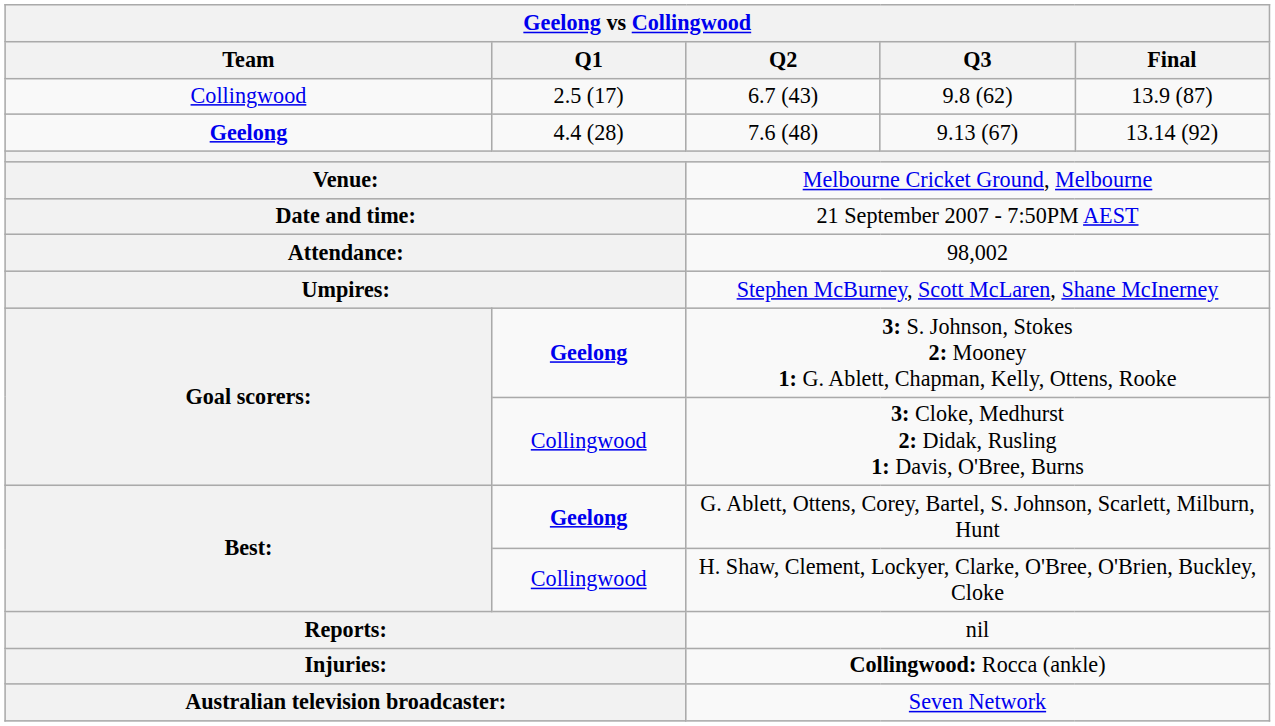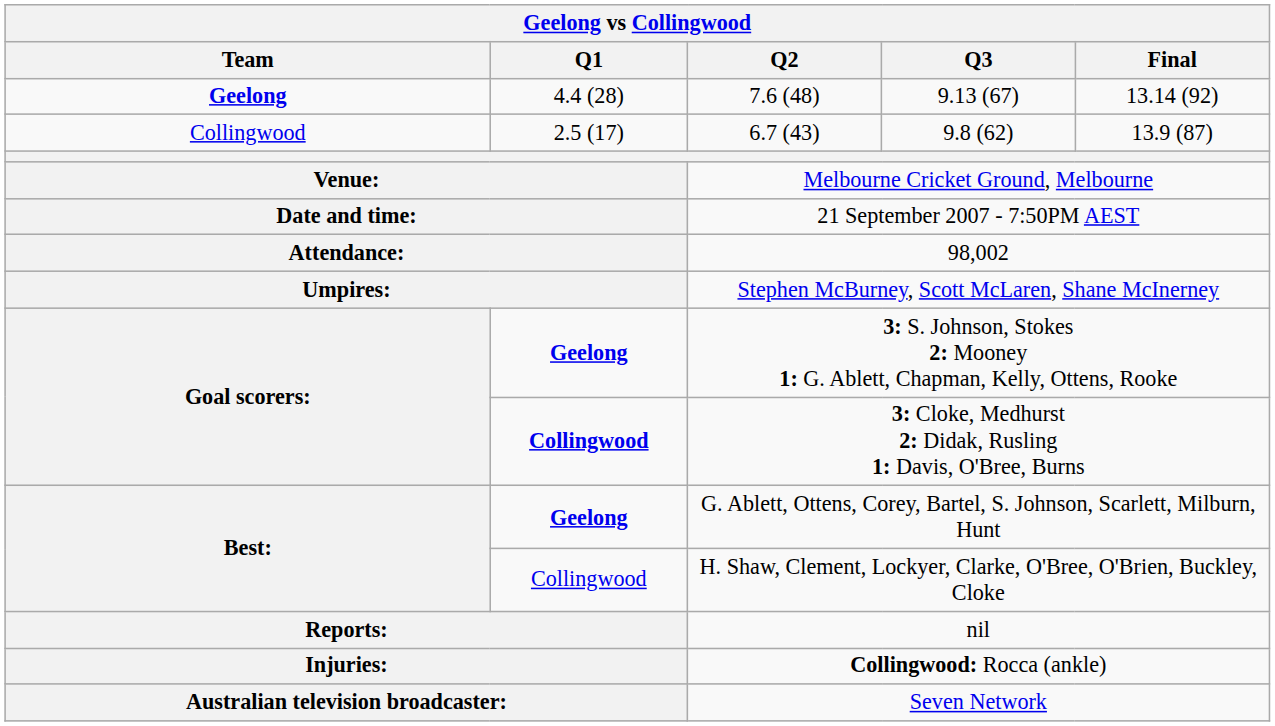rows swapped: (783, 132) <-> (783, 96)
(589, 441) normal -> (589, 441) bold
